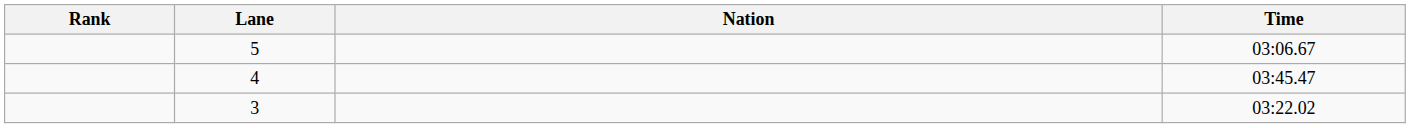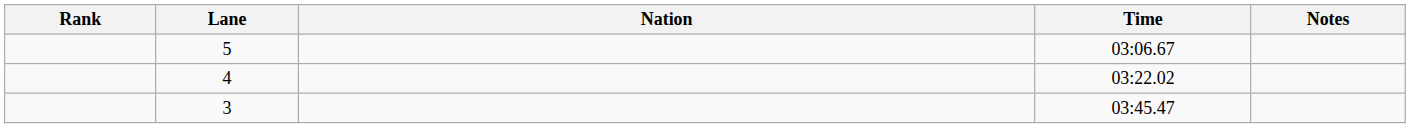+ column: (1328, 19)
(1284, 78) 03:45.47 -> (1143, 78) 03:22.02
(1284, 108) 03:22.02 -> (1143, 108) 03:45.47
